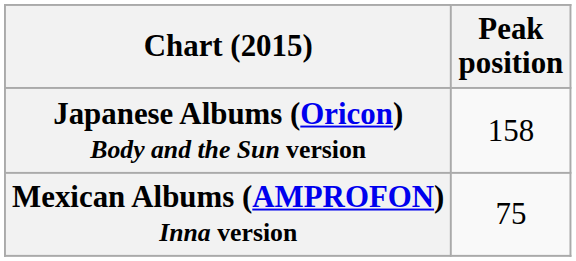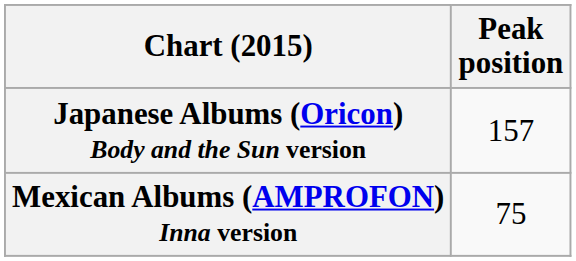(511, 130) 158 -> (511, 130) 157
